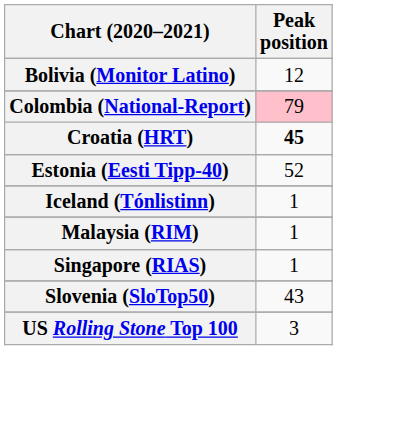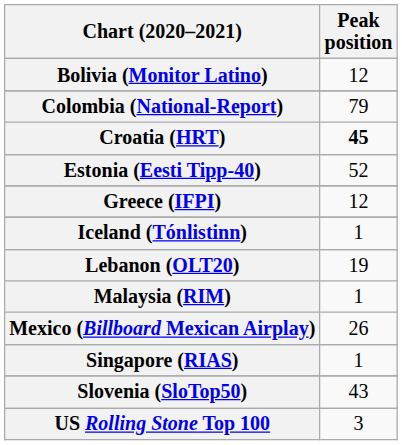(294, 106) pink background -> (358, 106) no background
+ row: (162, 201)
+ row: (162, 264)
+ row: (162, 328)
